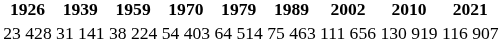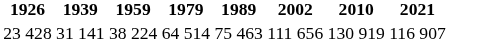- column: (186, 9)
